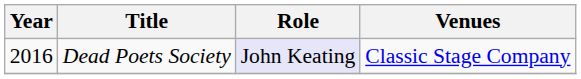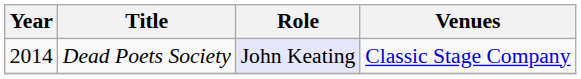(31, 55) 2016 -> (31, 55) 2014
